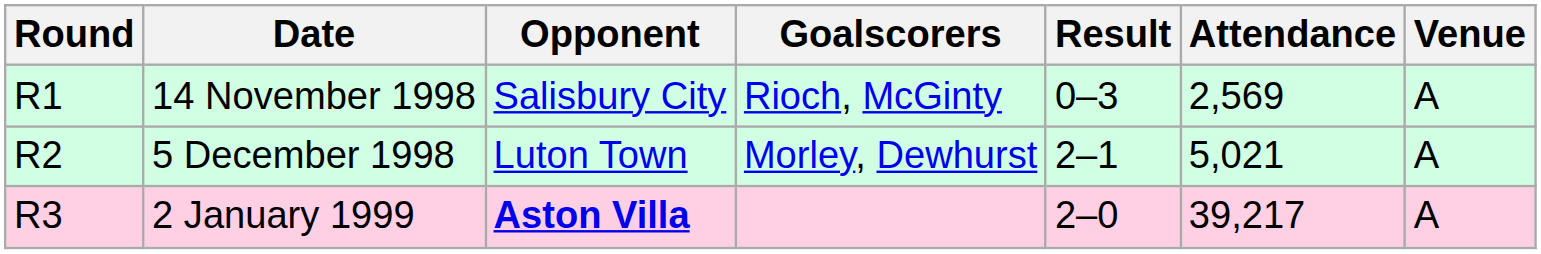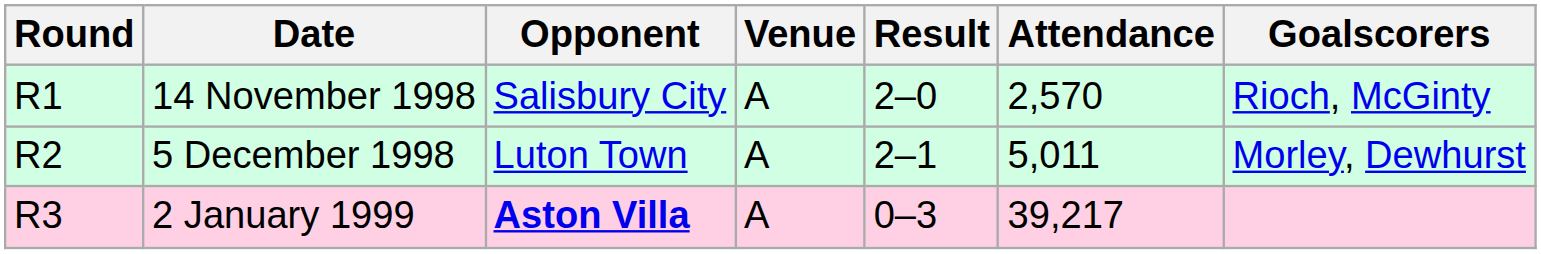columns swapped: (1470, 34) <-> (891, 34)
(1087, 95) 0–3 -> (905, 95) 2–0
(1236, 95) 2,569 -> (1055, 95) 2,570
(1236, 155) 5,021 -> (1054, 155) 5,011
(1087, 215) 2–0 -> (905, 215) 0–3
